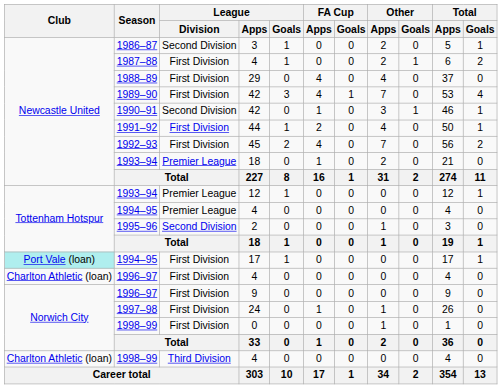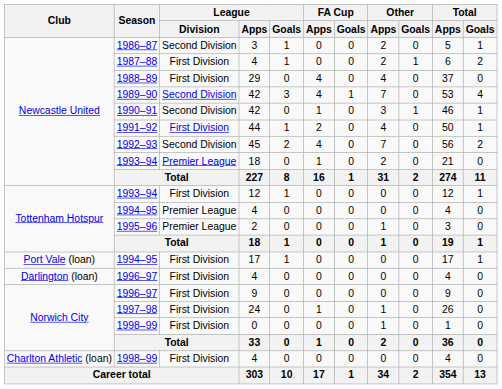(199, 95) First Division -> (199, 95) Second Division
(199, 144) First Division -> (199, 144) Second Division
(199, 194) Premier League -> (199, 194) First Division
(199, 227) Second Division -> (199, 227) Premier League
(59, 260) paleturquoise background -> (59, 260) no background
(59, 276) Charlton Athletic (loan) -> (59, 276) Darlington (loan)
(199, 359) Third Division -> (199, 359) First Division
